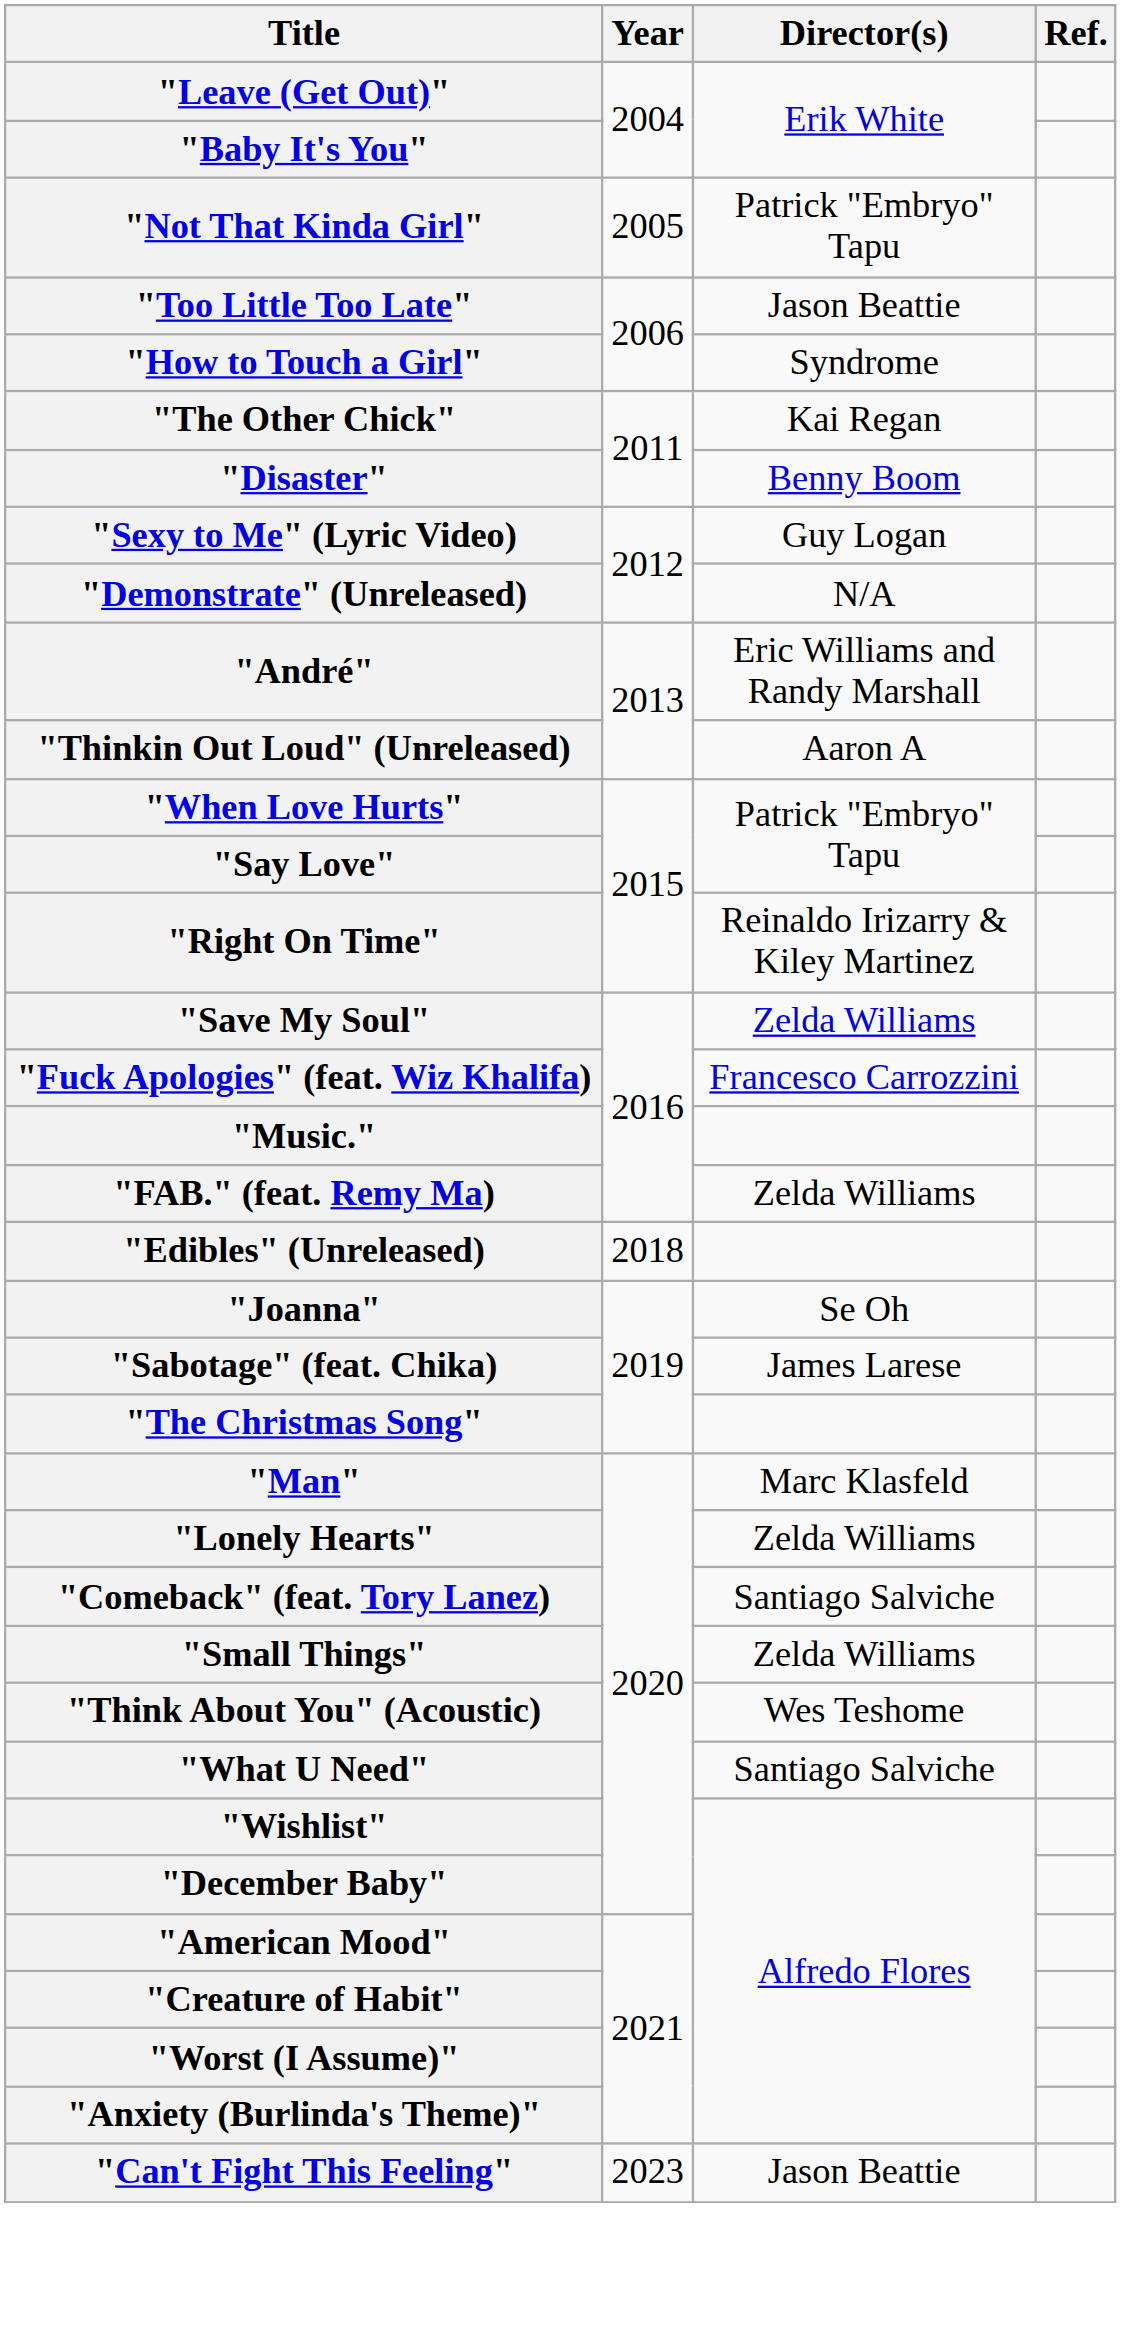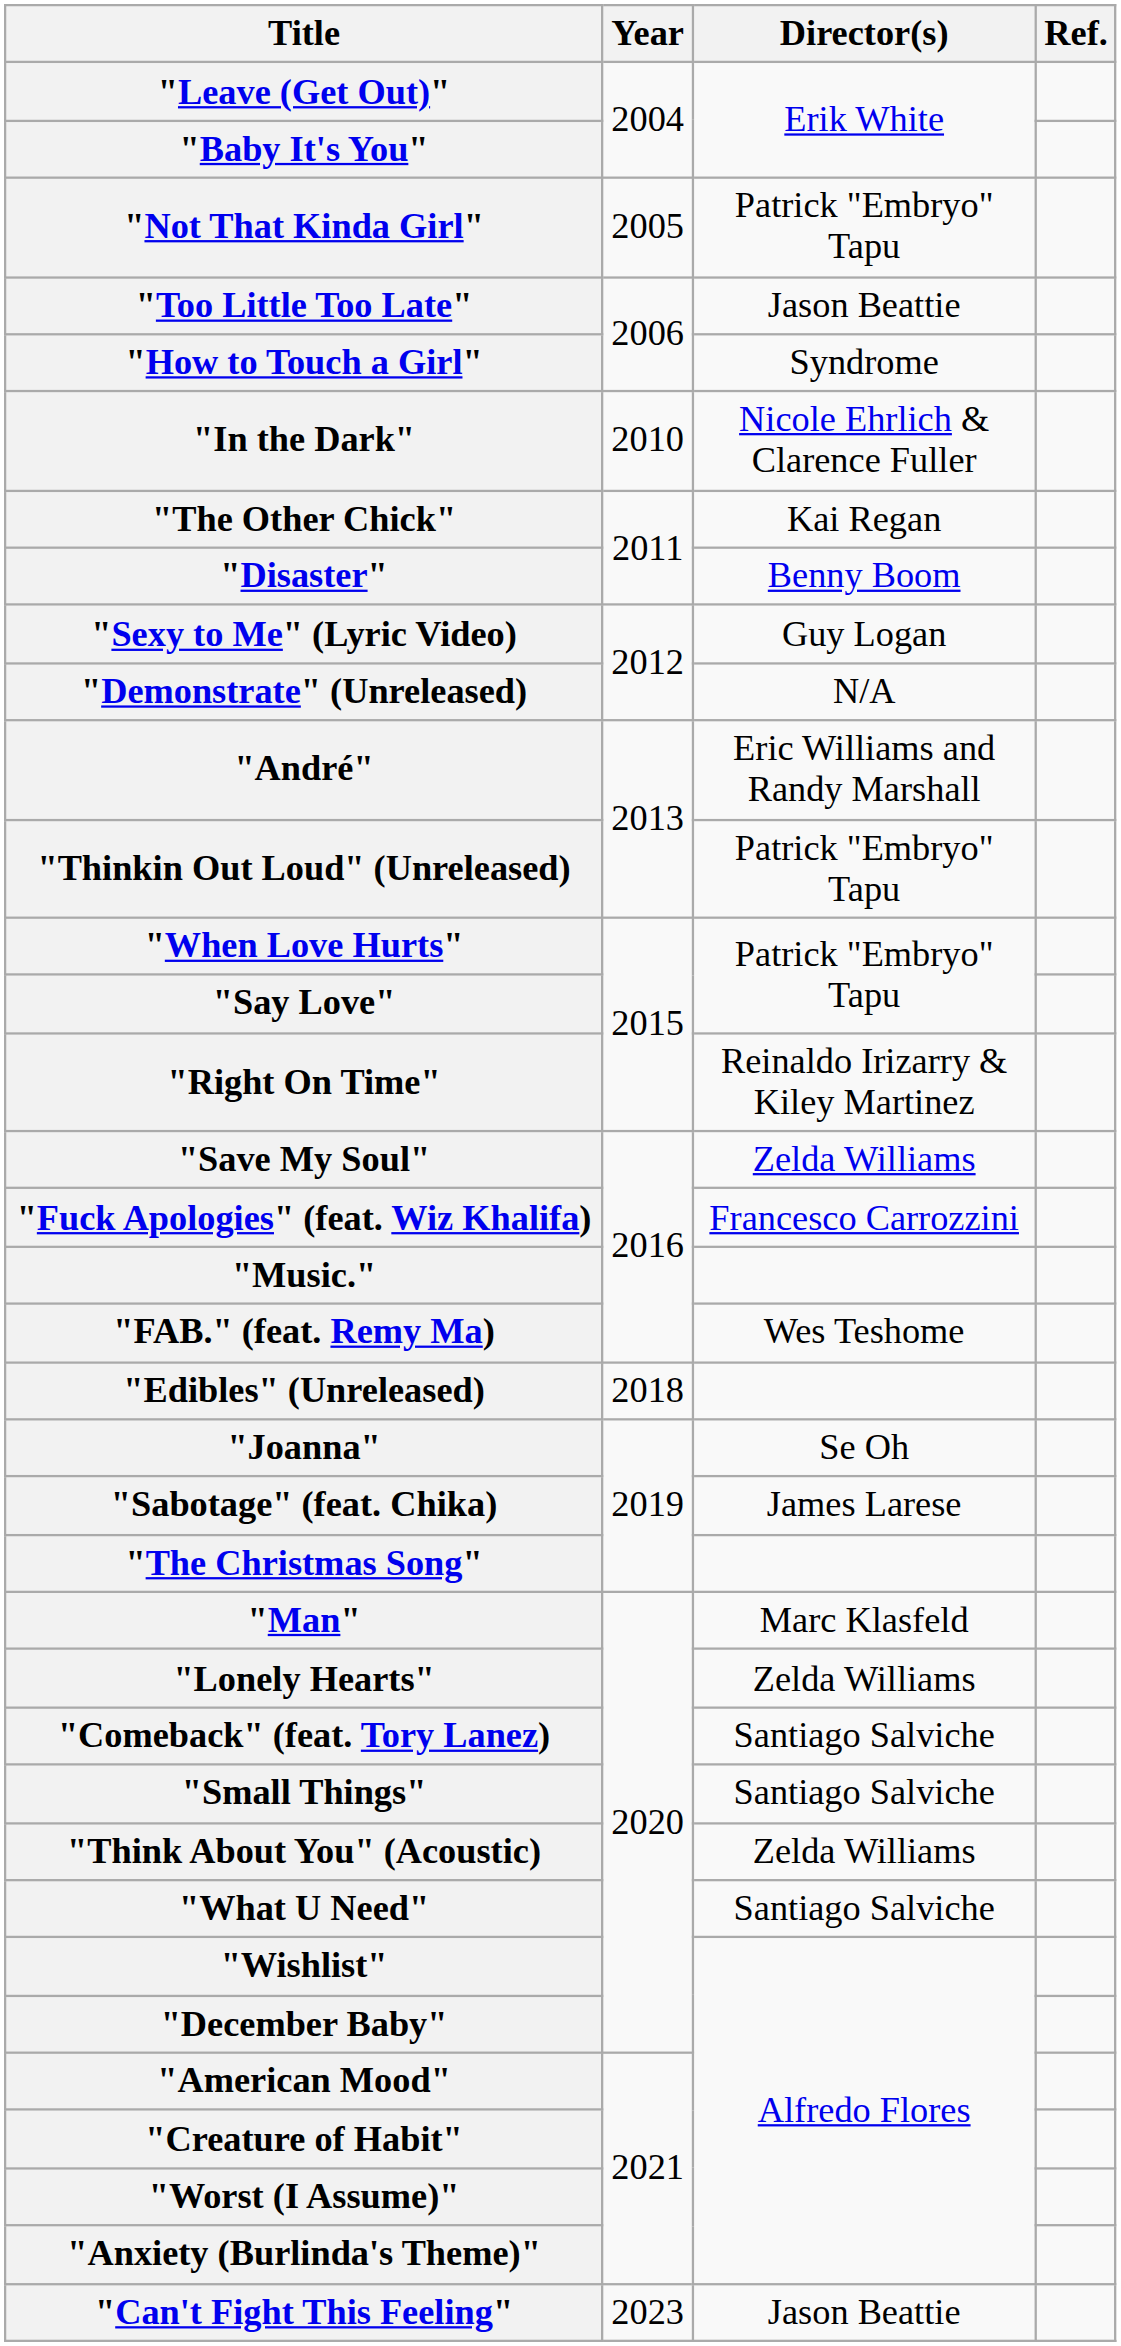+ row: (304, 440)
(864, 748) Aaron A -> (864, 867) Patrick "Embryo" Tapu
(864, 1192) Zelda Williams -> (864, 1332) Wes Teshome
(864, 1653) Zelda Williams -> (864, 1792) Santiago Salviche
(864, 1711) Wes Teshome -> (864, 1850) Zelda Williams
